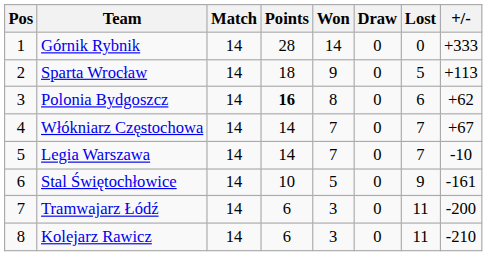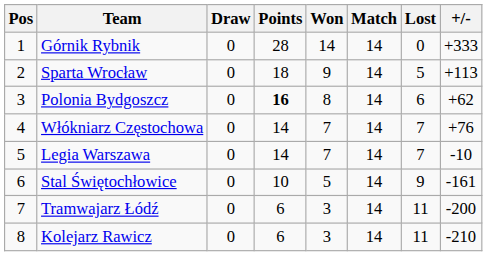columns swapped: (234, 18) <-> (377, 18)
(461, 127) +67 -> (461, 127) +76
